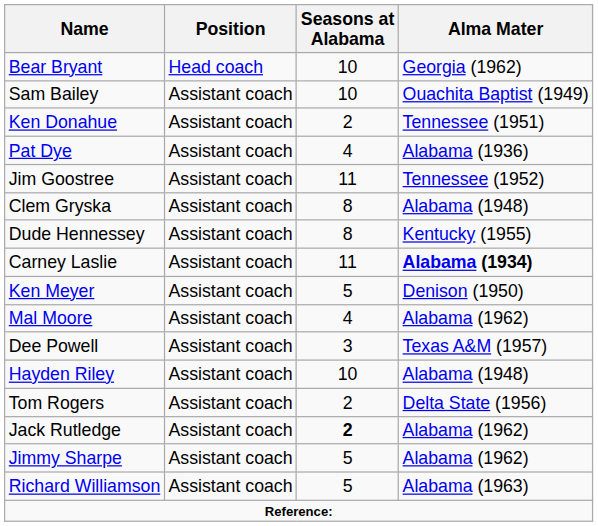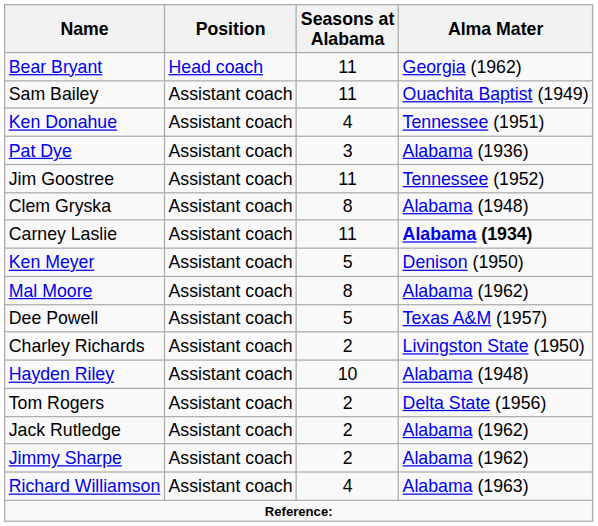(348, 67) 10 -> (348, 67) 11
(348, 95) 10 -> (348, 95) 11
(348, 123) 2 -> (348, 123) 4
(348, 151) 4 -> (348, 151) 3
- row: (77, 235)
(348, 319) 4 -> (348, 291) 8
(348, 346) 3 -> (348, 319) 5
+ row: (77, 346)
(348, 430) bold -> (348, 430) normal
(348, 458) 5 -> (348, 458) 2
(348, 486) 5 -> (348, 486) 4
